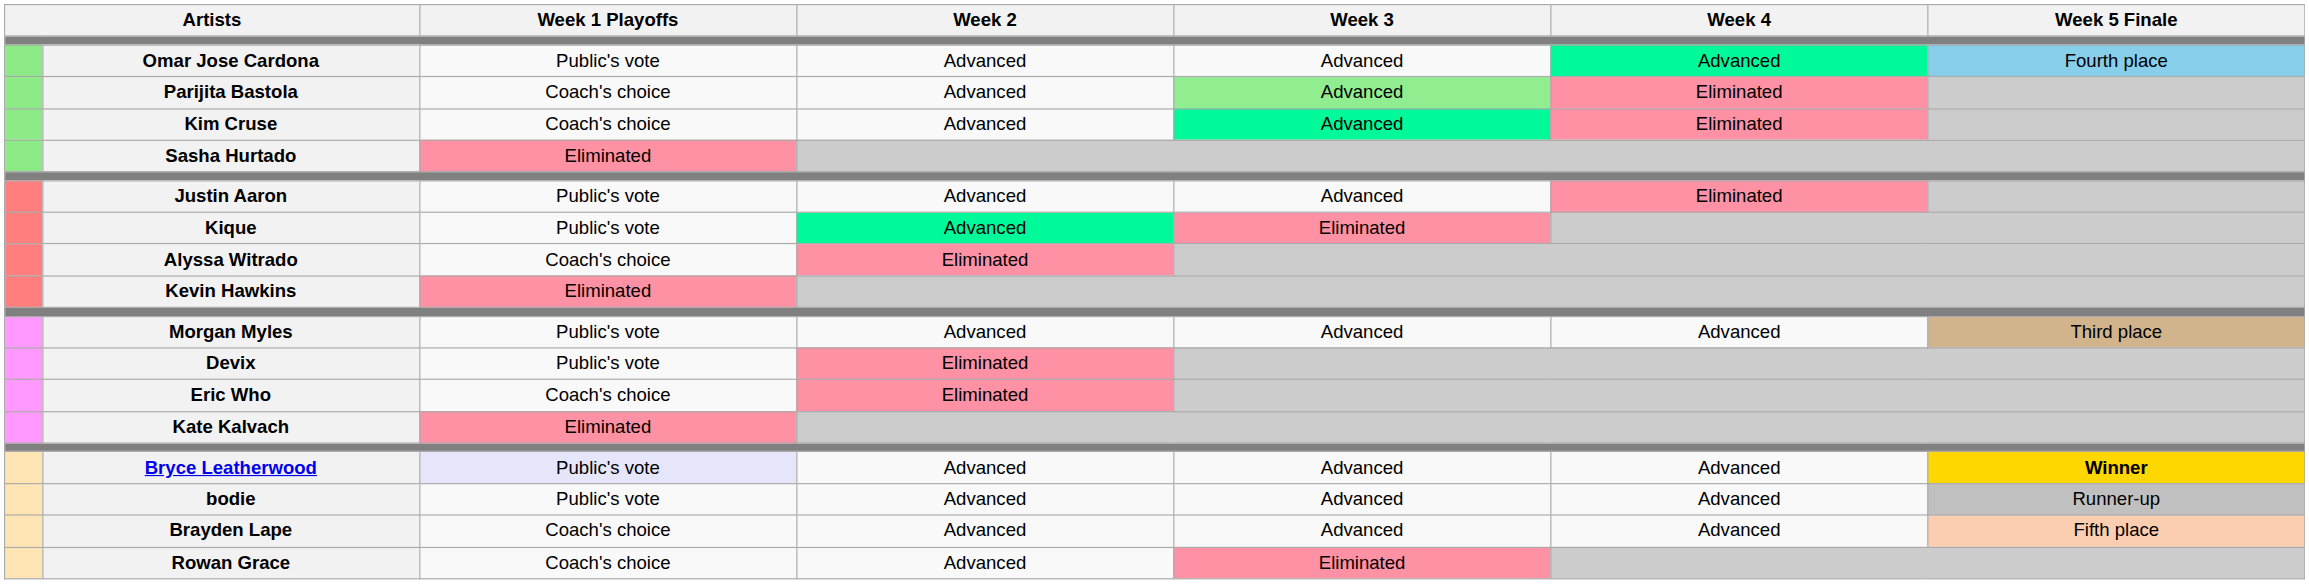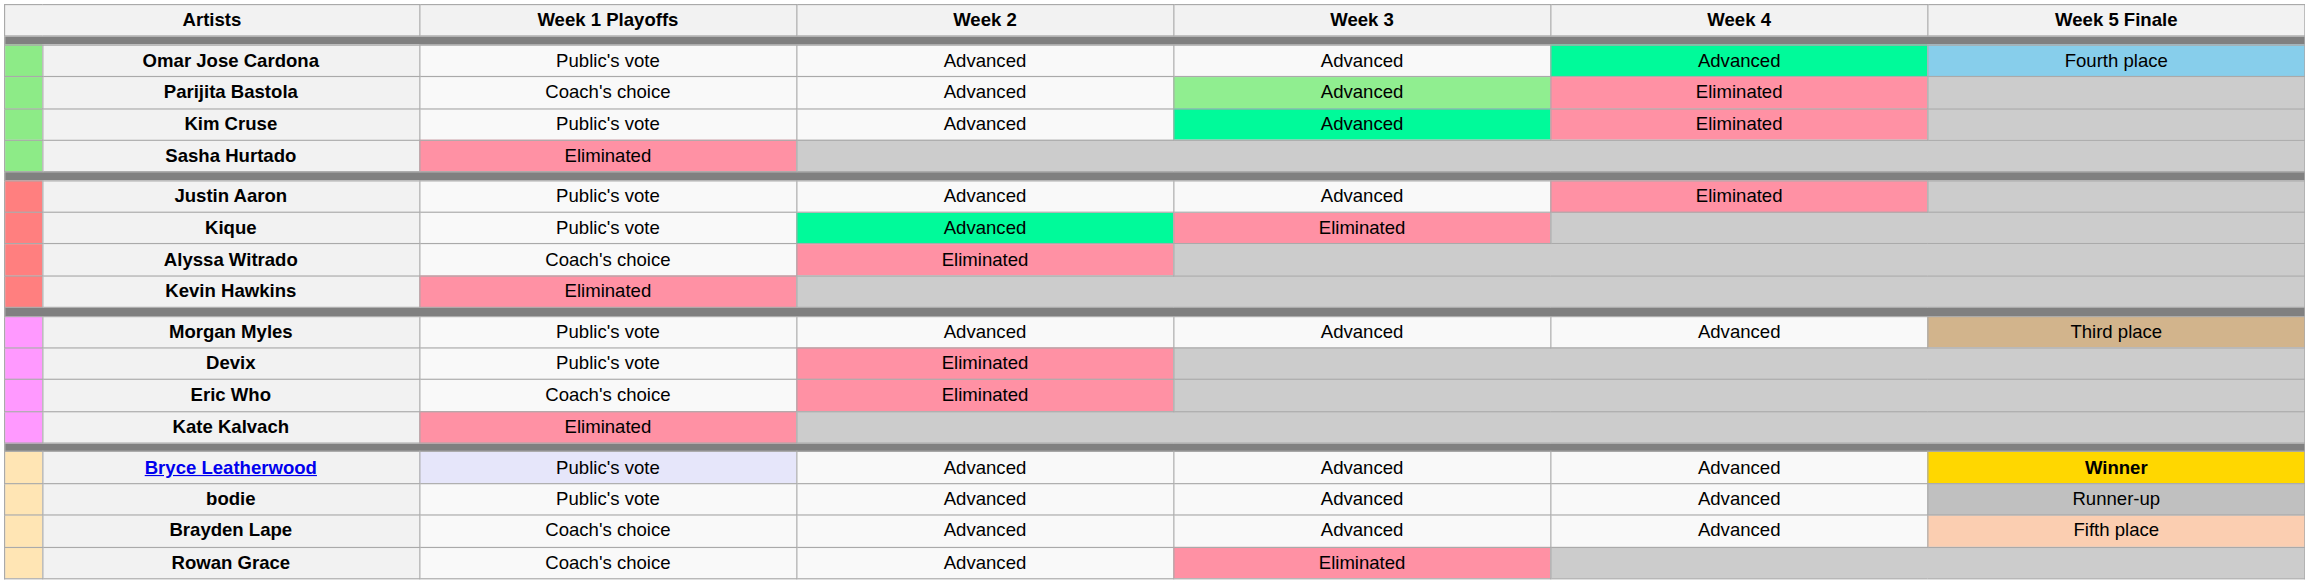(608, 124) Coach's choice -> (608, 124) Public's vote
